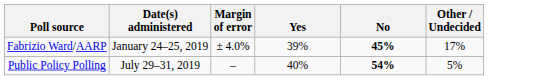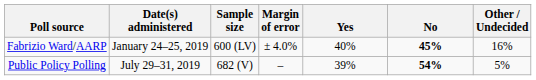+ column: (235, 21)
(298, 46) 39% -> (345, 46) 40%
(455, 46) 17% -> (502, 46) 16%
(298, 65) 40% -> (345, 65) 39%
